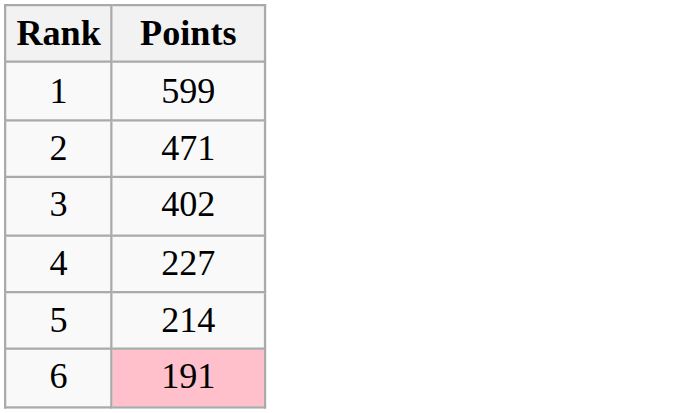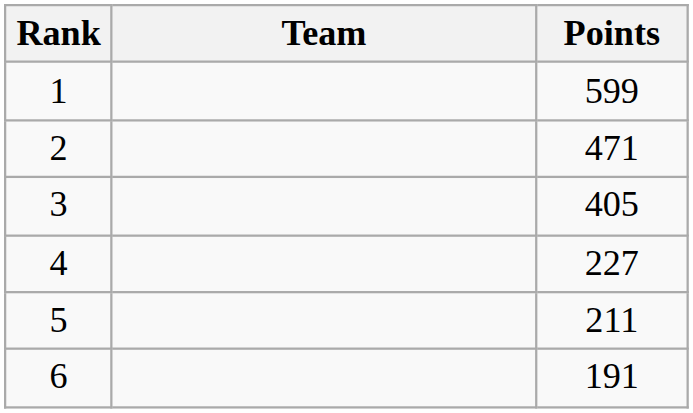+ column: (324, 33)
(188, 205) 402 -> (612, 205) 405
(188, 319) 214 -> (612, 319) 211
(188, 377) pink background -> (612, 377) no background
